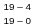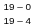rows swapped: (17, 20) <-> (17, 7)
